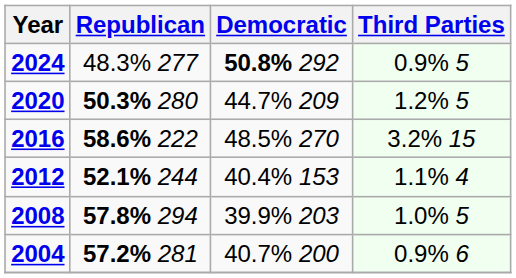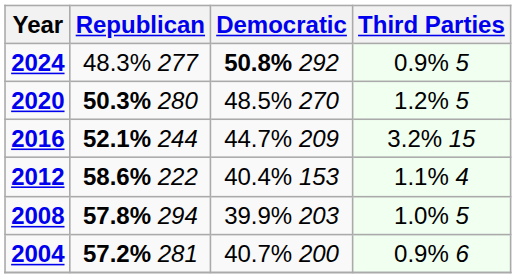(282, 101) 44.7% 209 -> (282, 101) 48.5% 270
(140, 139) 58.6% 222 -> (140, 139) 52.1% 244
(282, 139) 48.5% 270 -> (282, 139) 44.7% 209
(140, 177) 52.1% 244 -> (140, 177) 58.6% 222
